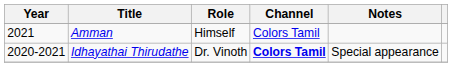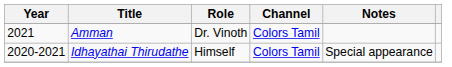(214, 33) Himself -> (221, 33) Dr. Vinoth
(221, 52) Dr. Vinoth -> (214, 52) Himself
(289, 52) bold -> (286, 52) normal
